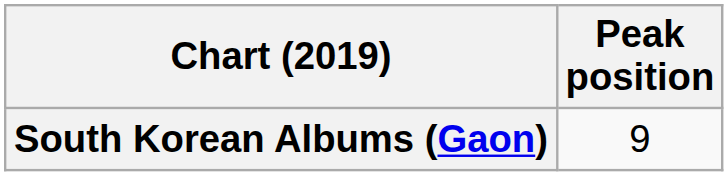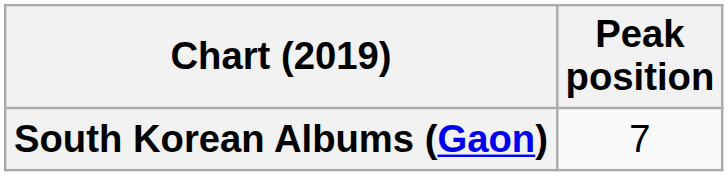(640, 138) 9 -> (640, 138) 7
